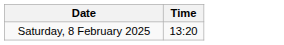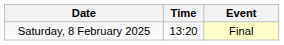+ column: (241, 13)
